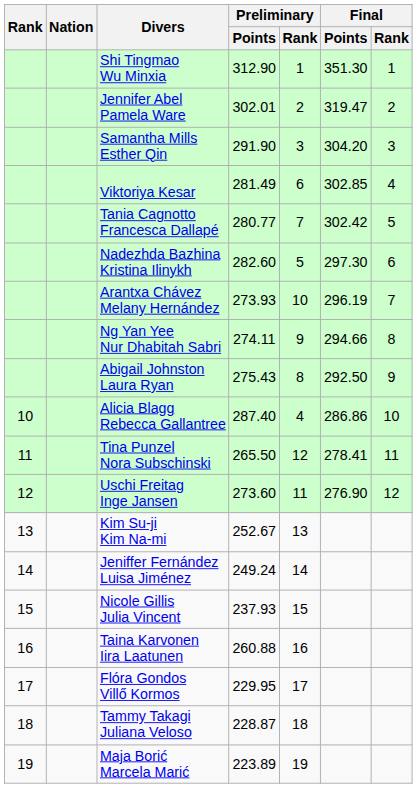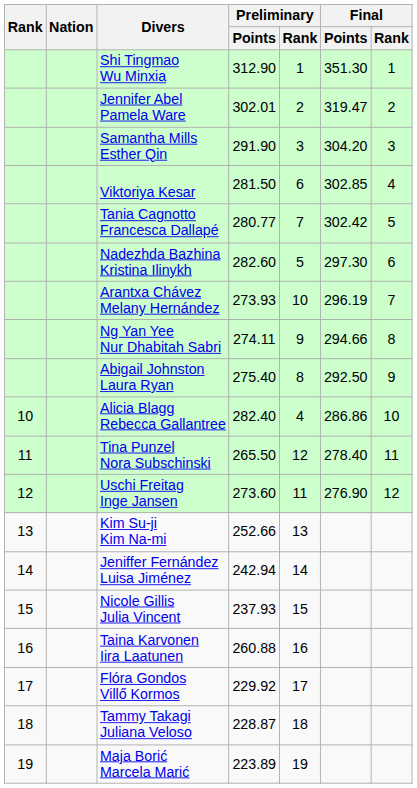(254, 184) 281.49 -> (254, 184) 281.50
(254, 377) 275.43 -> (254, 377) 275.40
(254, 416) 287.40 -> (254, 416) 282.40
(346, 455) 278.41 -> (346, 455) 278.40
(254, 532) 252.67 -> (254, 532) 252.66
(254, 570) 249.24 -> (254, 570) 242.94
(254, 686) 229.95 -> (254, 686) 229.92
